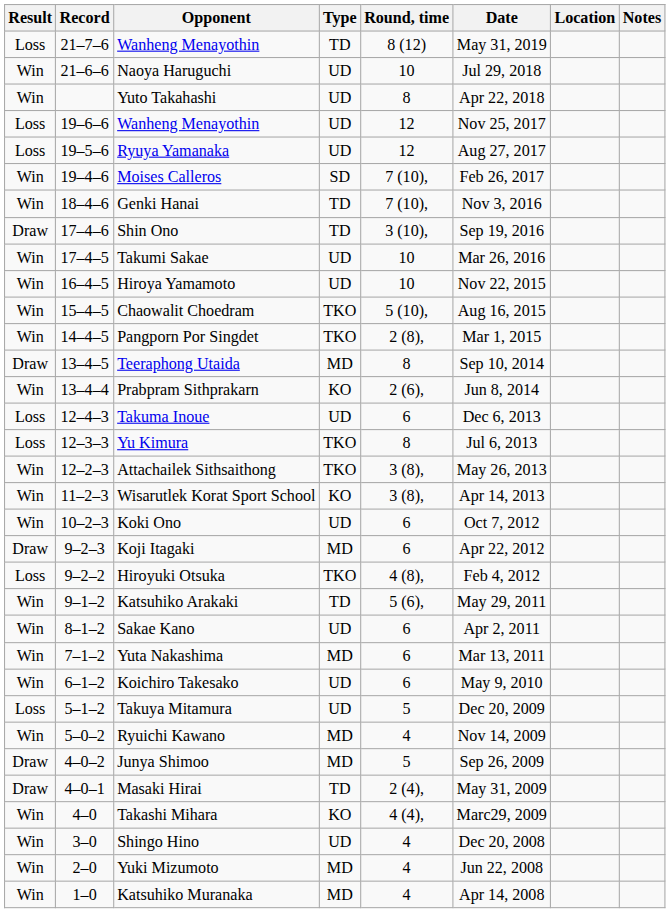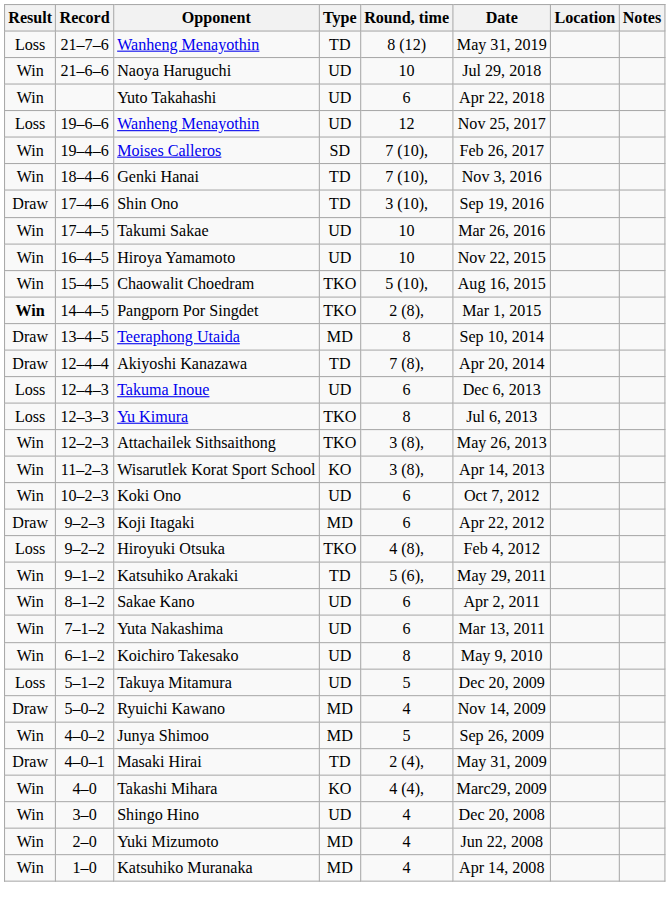(407, 97) 8 -> (407, 97) 6
- row: (85, 150)
(30, 336) normal -> (30, 310) bold
- row: (85, 389)
+ row: (85, 363)
(340, 655) MD -> (340, 628) UD
(407, 682) 6 -> (407, 655) 8
(30, 735) Win -> (30, 708) Draw
(30, 761) Draw -> (30, 735) Win
